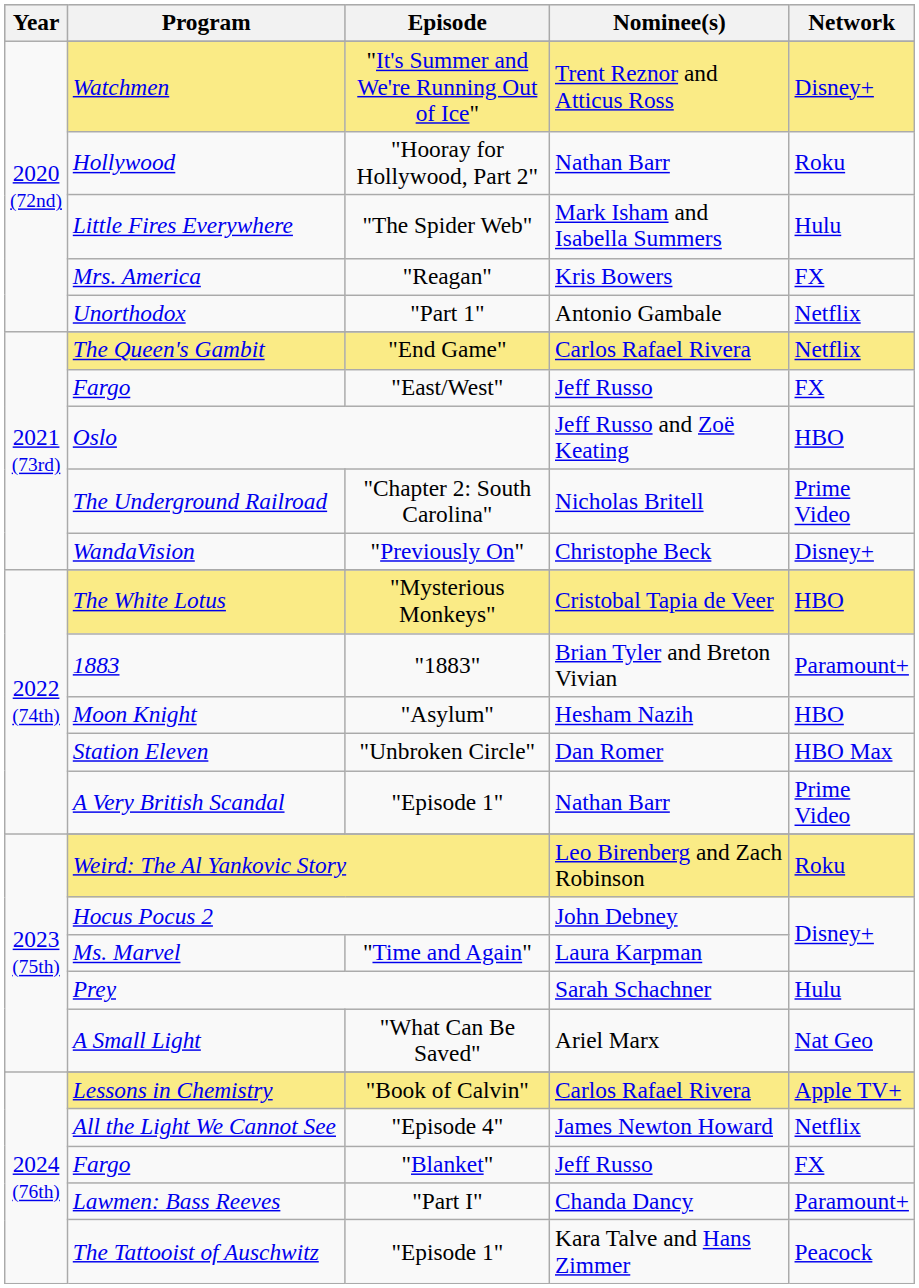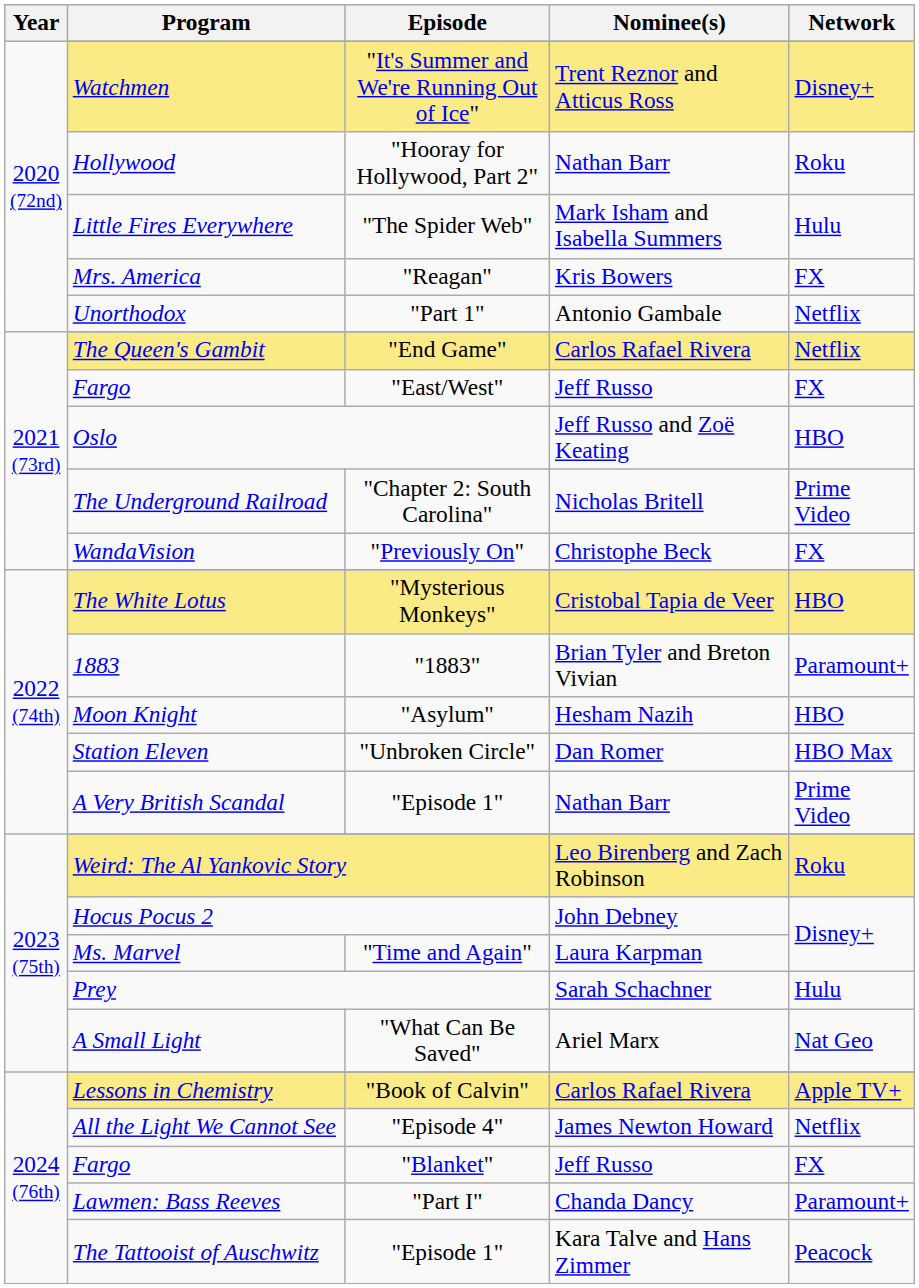(834, 551) Disney+ -> (809, 551) FX
